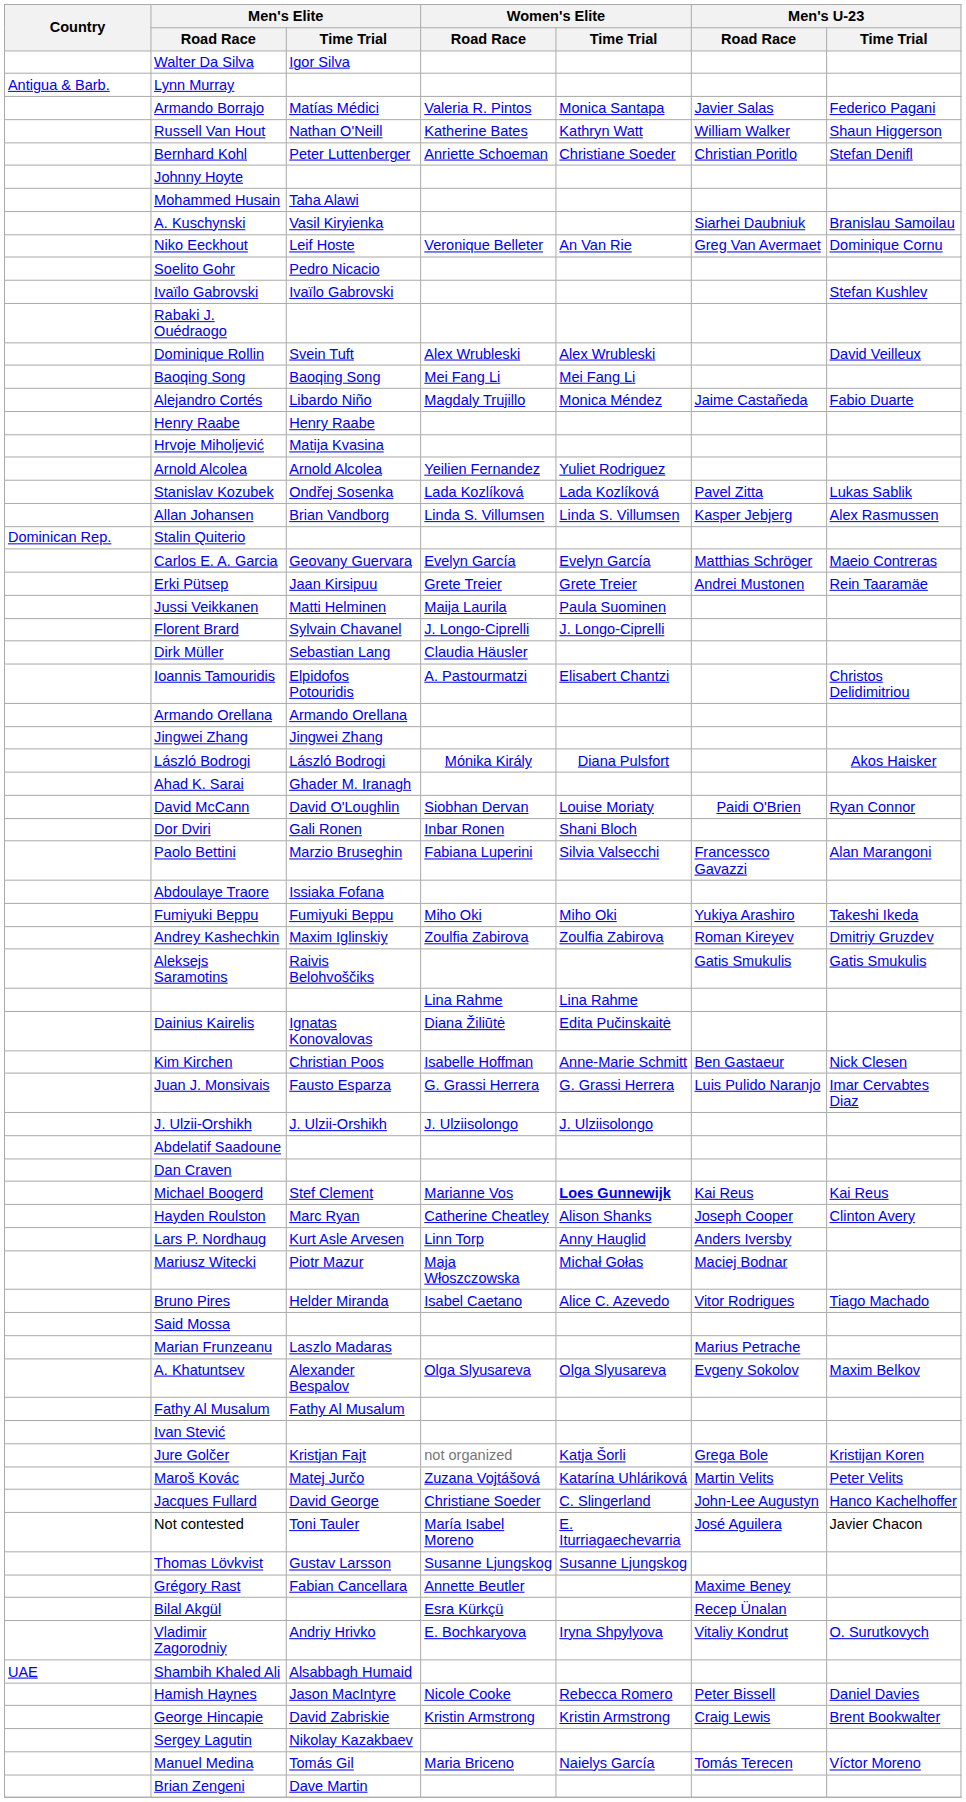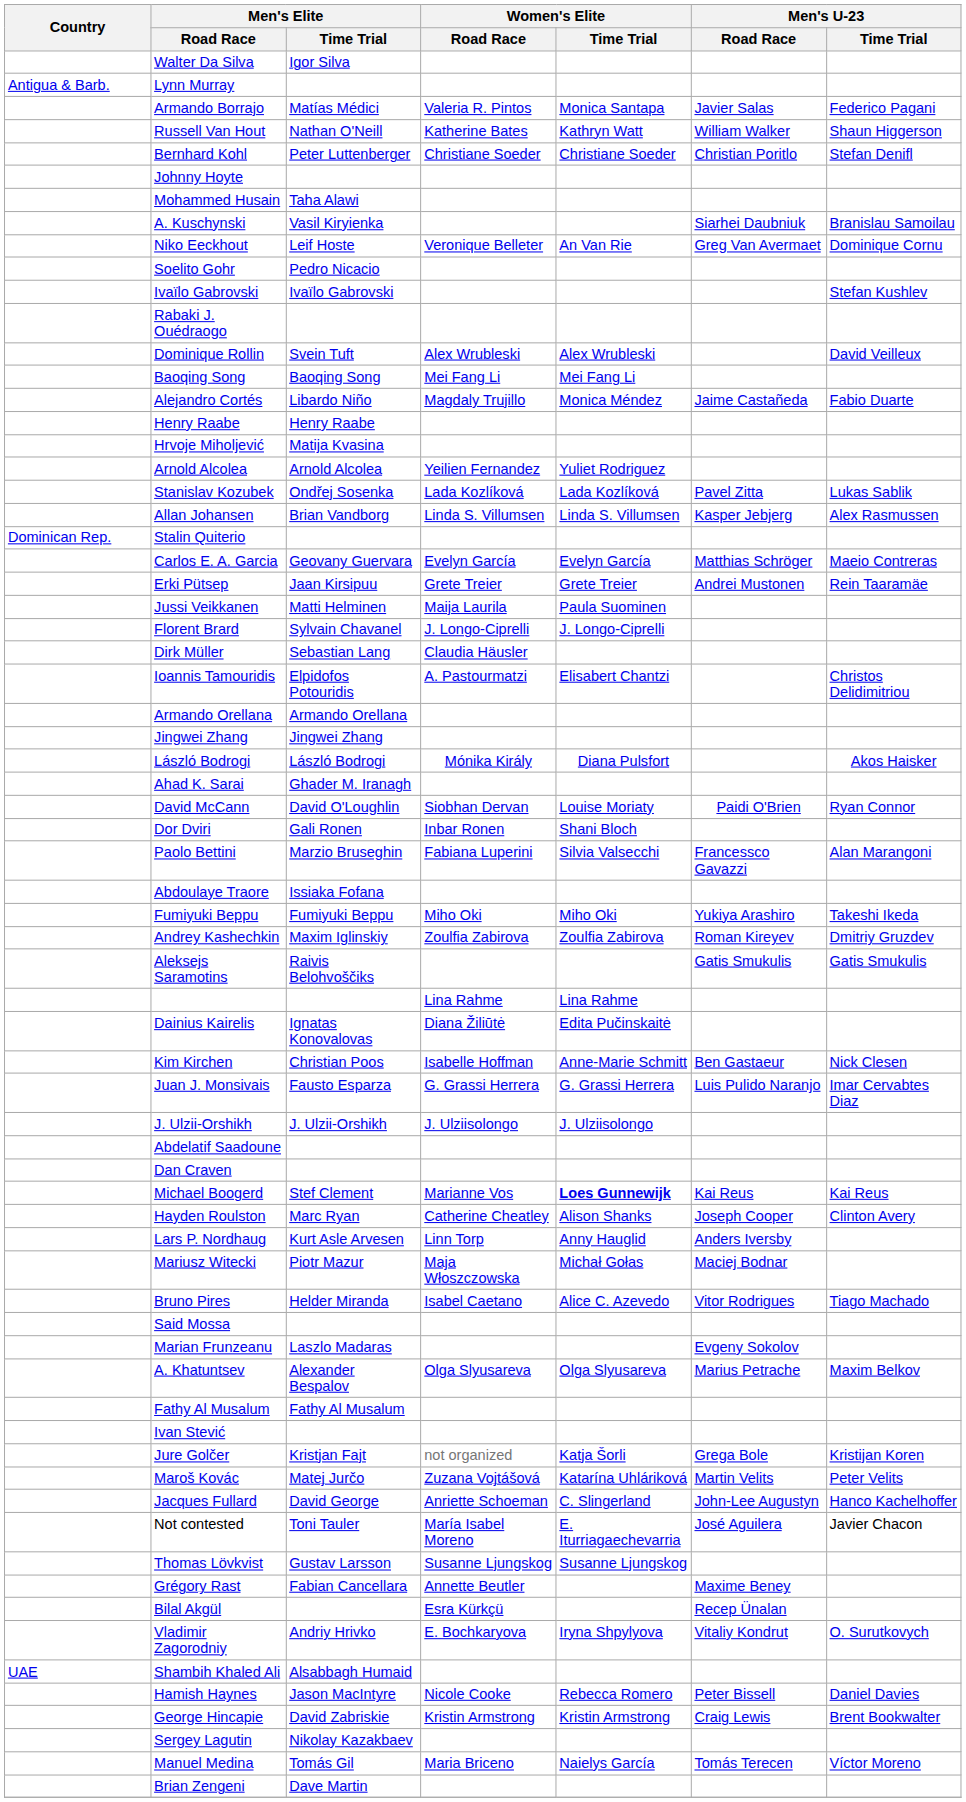(486, 154) Anriette Schoeman -> (482, 154) Christiane Soeder
(747, 1347) Marius Petrache -> (747, 1347) Evgeny Sokolov
(747, 1370) Evgeny Sokolov -> (747, 1370) Marius Petrache
(482, 1501) Christiane Soeder -> (486, 1501) Anriette Schoeman
